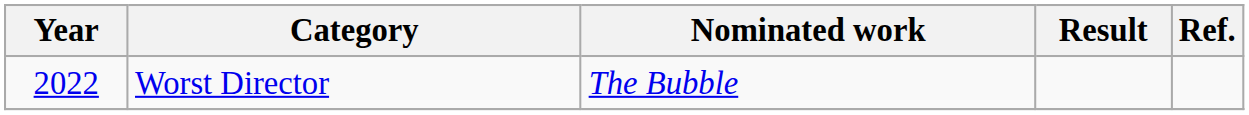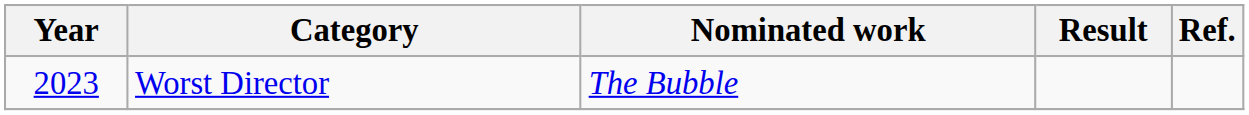(66, 82) 2022 -> (66, 82) 2023
